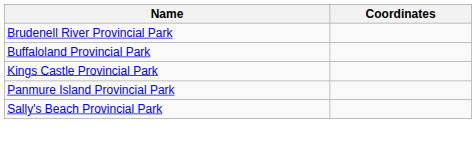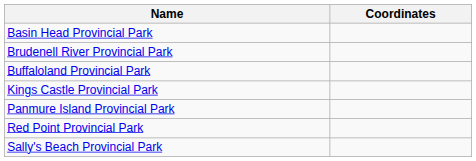+ row: (80, 33)
+ row: (75, 128)
